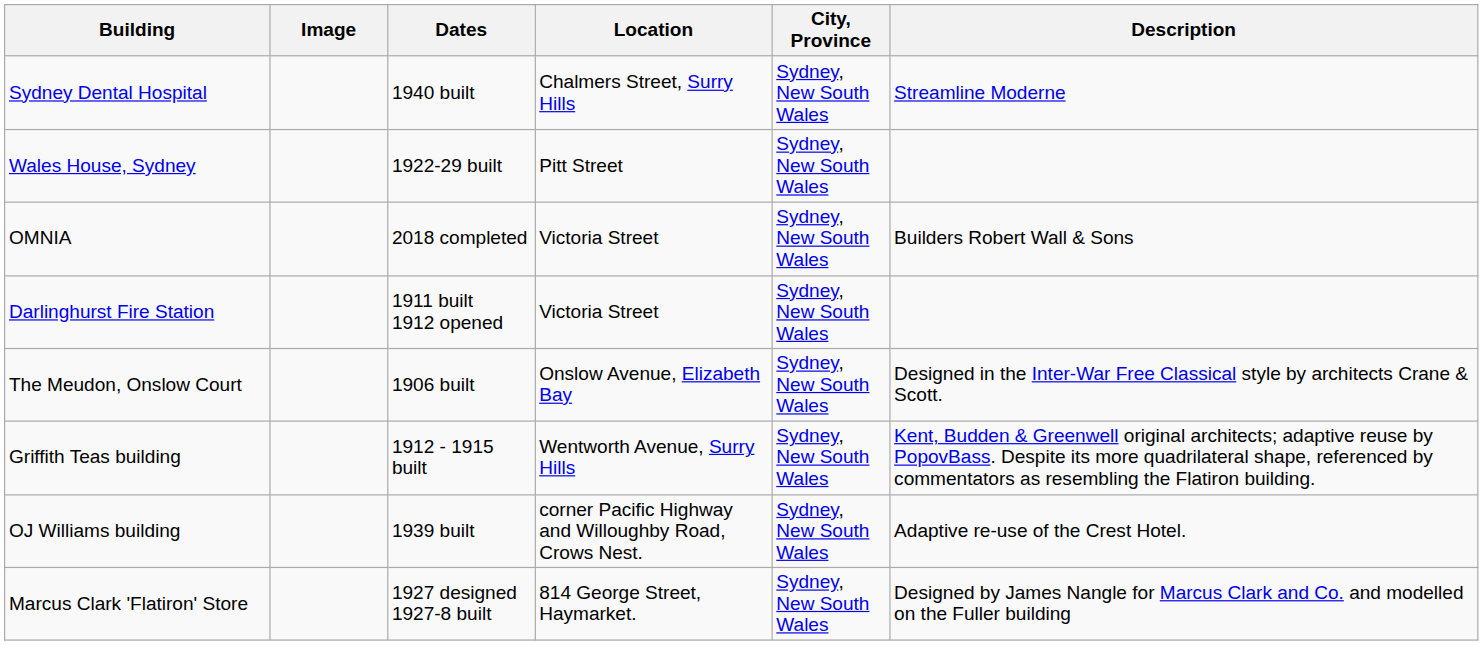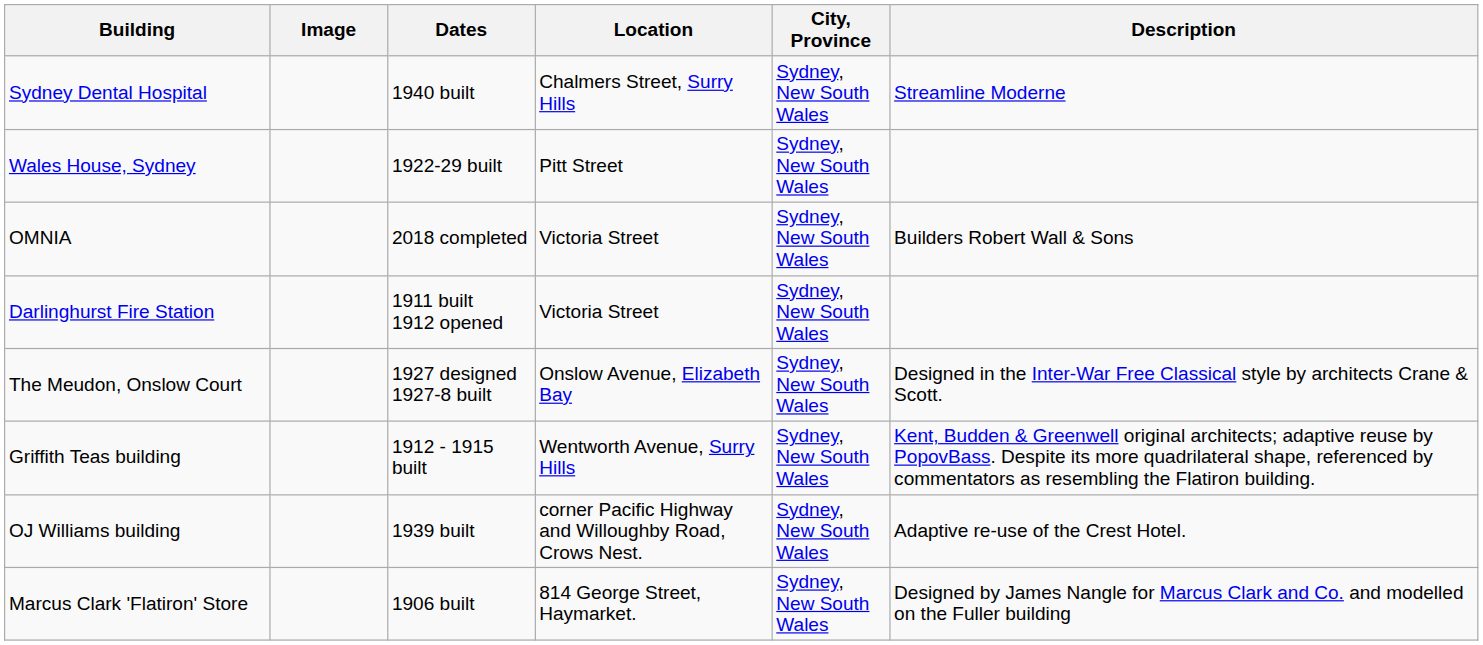(433, 384) 1906 built -> (454, 384) 1927 designed 1927-8 built
(454, 603) 1927 designed 1927-8 built -> (433, 603) 1906 built
